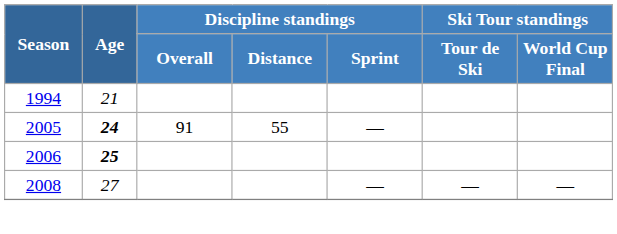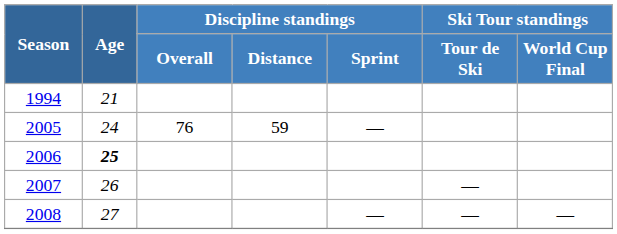(110, 127) bold -> (110, 127) normal
(185, 127) 91 -> (185, 127) 76
(280, 127) 55 -> (280, 127) 59
+ row: (43, 185)
